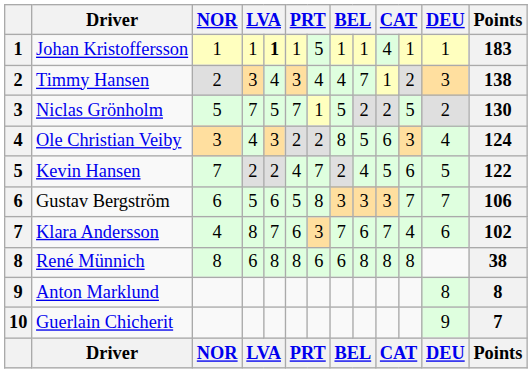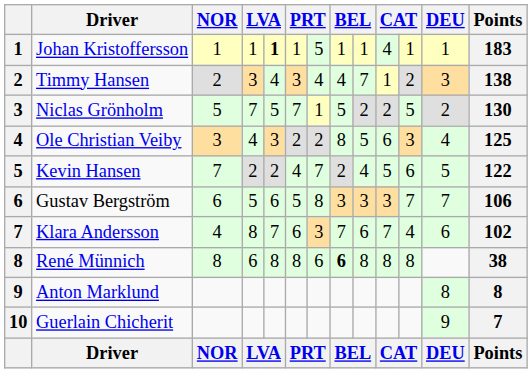(498, 140) 124 -> (498, 140) 125
(341, 261) normal -> (341, 261) bold
